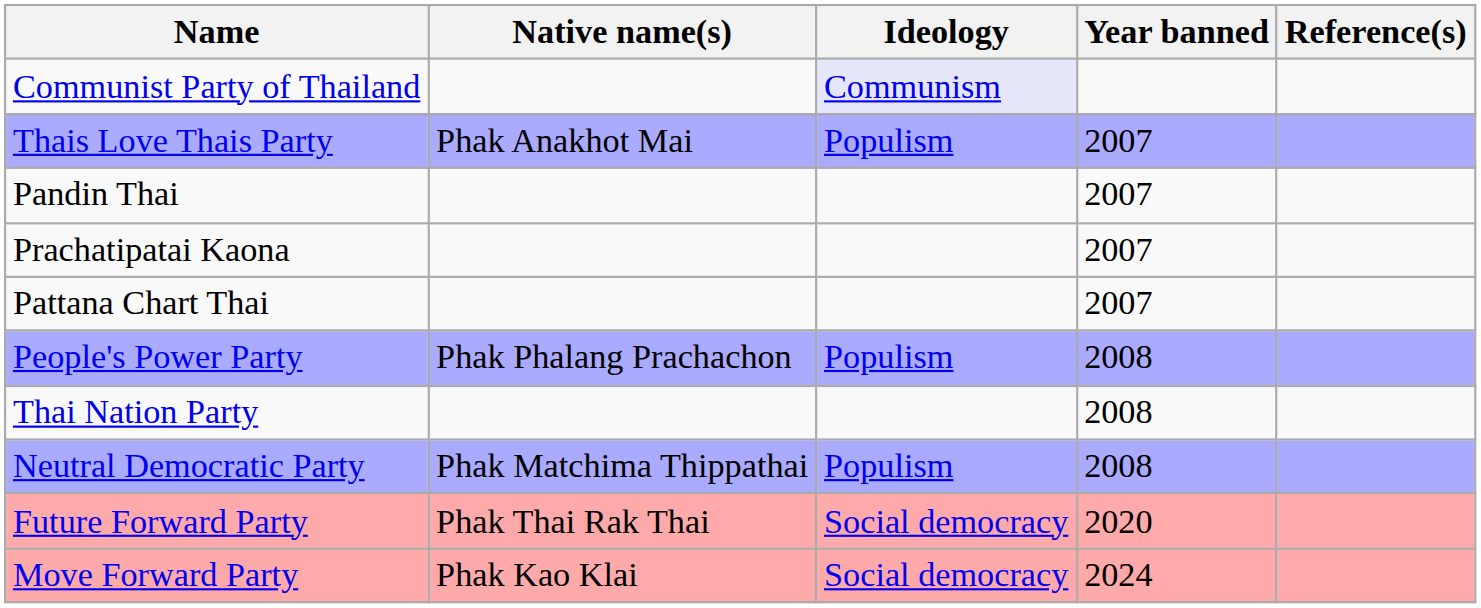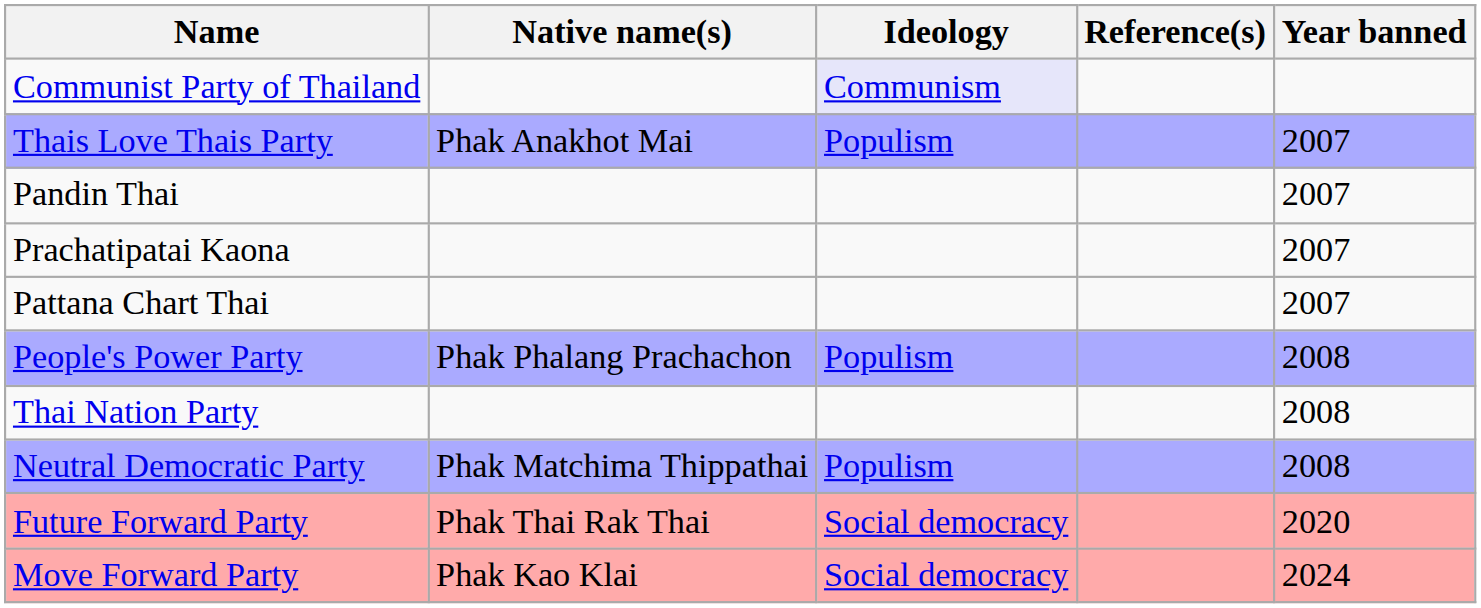columns swapped: (1177, 31) <-> (1376, 31)
